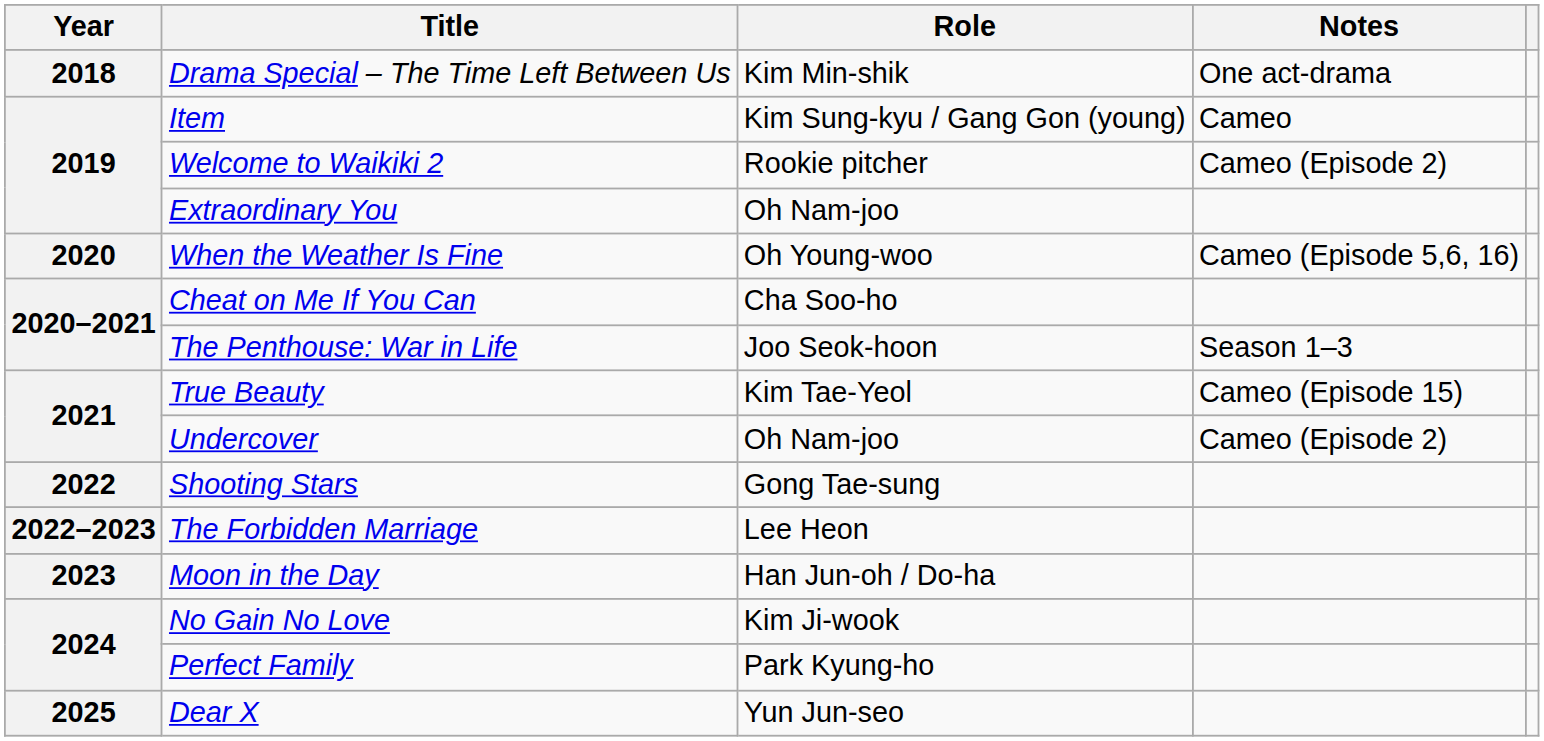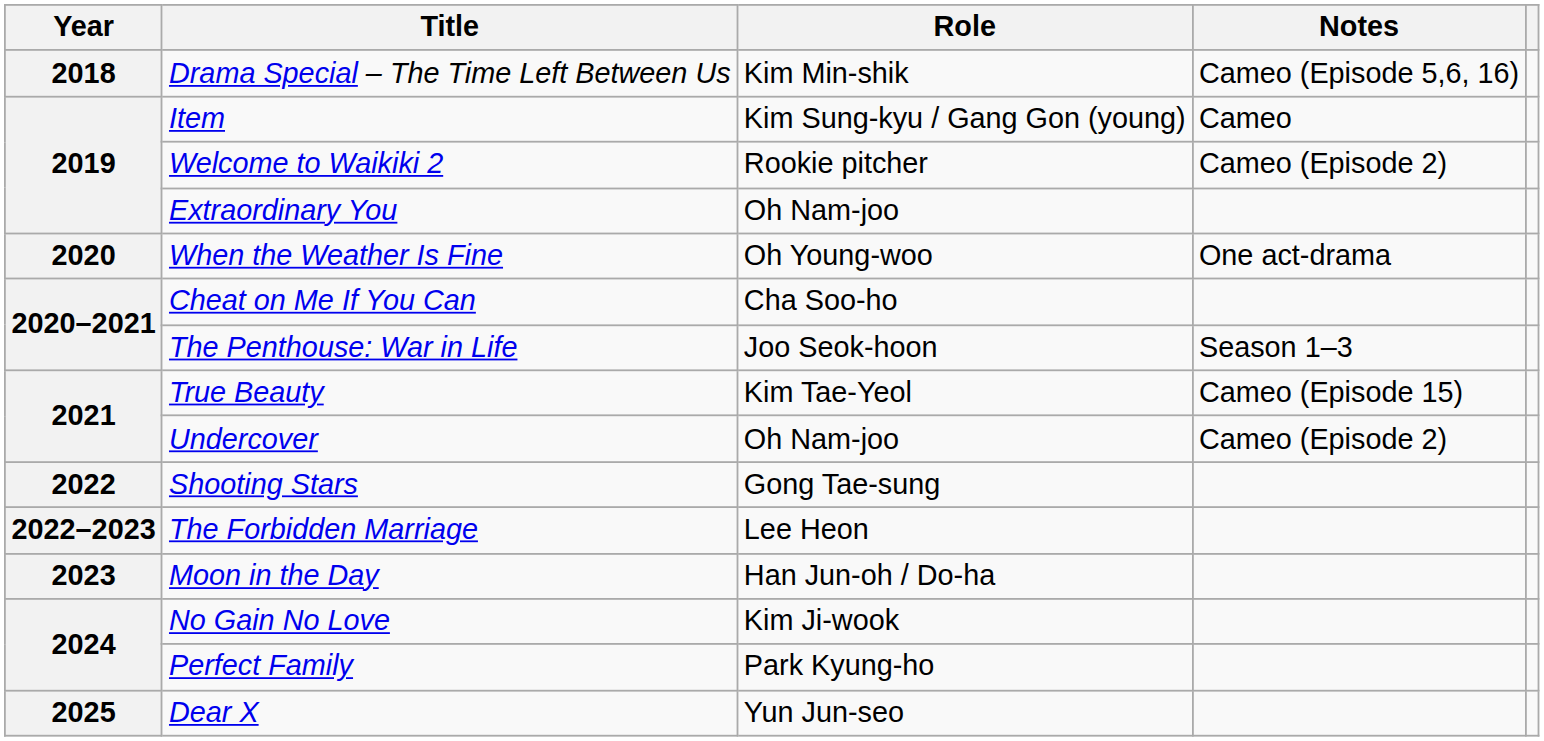(1295, 73) One act-drama -> (1359, 73) Cameo (Episode 5,6, 16)
(1359, 255) Cameo (Episode 5,6, 16) -> (1295, 255) One act-drama
